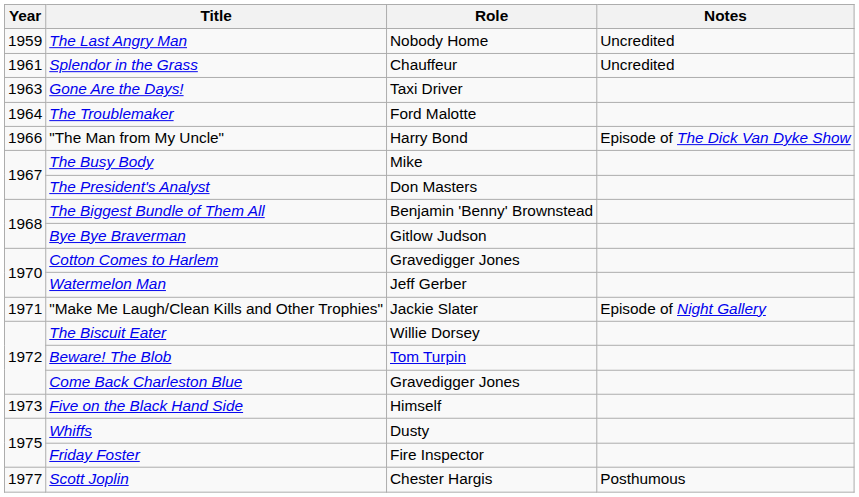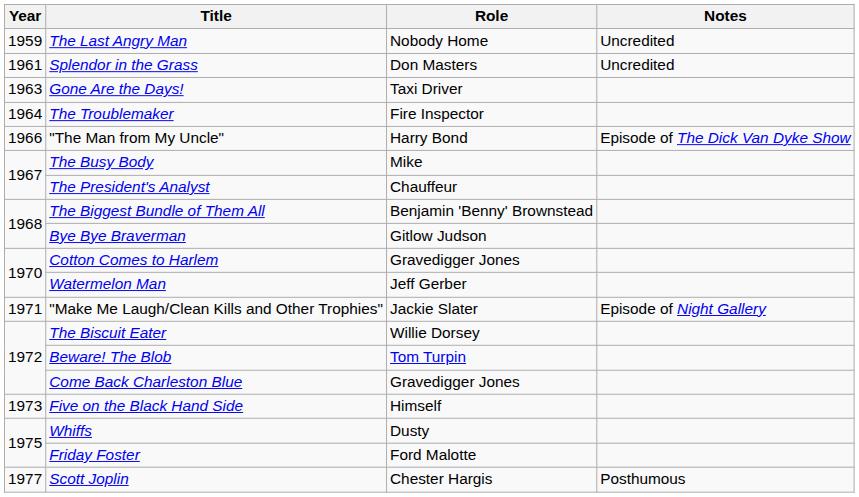(424, 65) Chauffeur -> (434, 65) Don Masters
(433, 114) Ford Malotte -> (437, 114) Fire Inspector
(434, 187) Don Masters -> (424, 187) Chauffeur
(437, 455) Fire Inspector -> (433, 455) Ford Malotte
